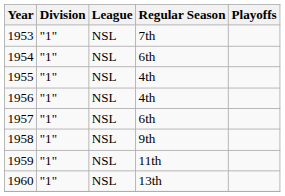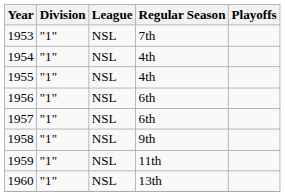(147, 56) 6th -> (147, 56) 4th
(147, 98) 4th -> (147, 98) 6th
